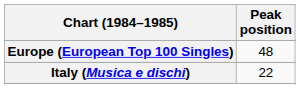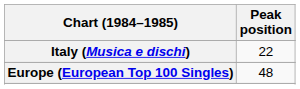rows swapped: (121, 51) <-> (121, 72)
